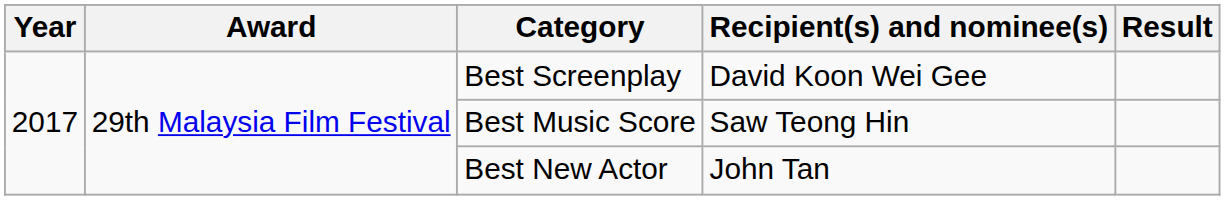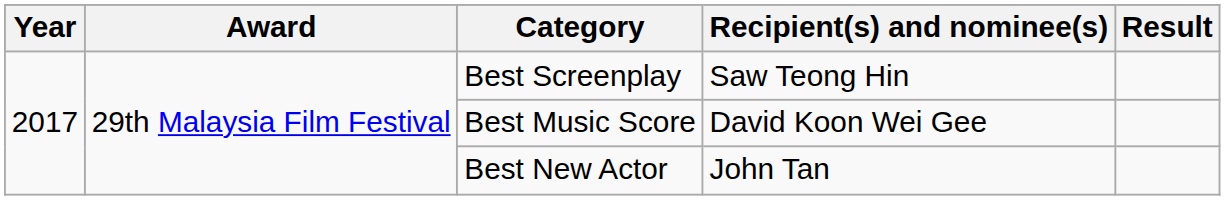(848, 75) David Koon Wei Gee -> (809, 75) Saw Teong Hin
(809, 122) Saw Teong Hin -> (848, 122) David Koon Wei Gee
